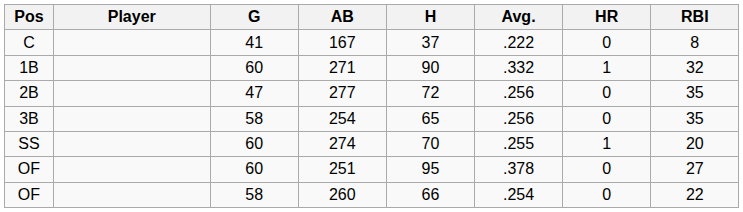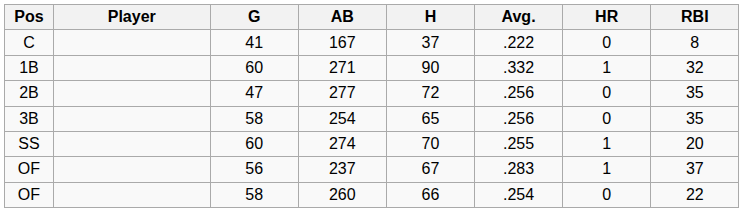- row: (342, 169)
+ row: (342, 169)
